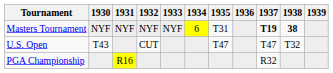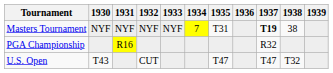(197, 28) 6 -> (197, 28) 7
(292, 28) bold -> (292, 28) normal
rows swapped: (27, 44) <-> (46, 60)
